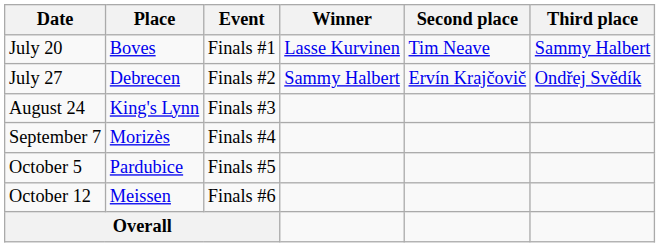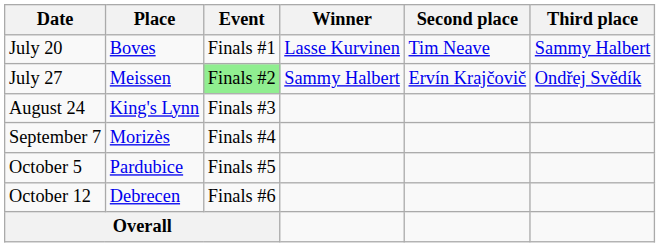(145, 78) Debrecen -> (140, 78) Meissen
(242, 78) no background -> (242, 78) lightgreen background
(140, 196) Meissen -> (145, 196) Debrecen
